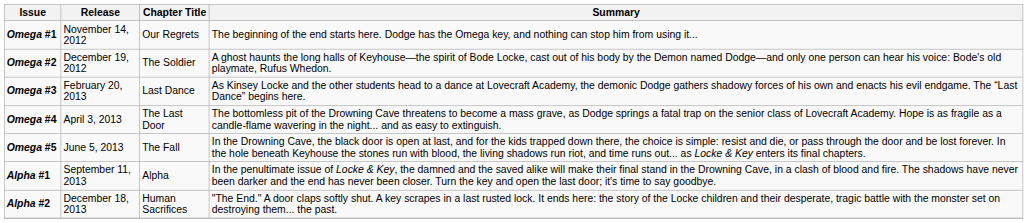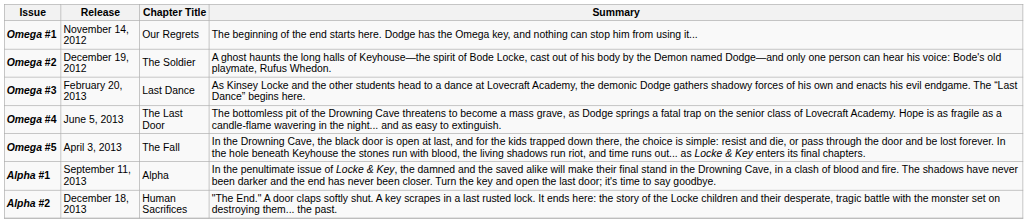(93, 119) April 3, 2013 -> (94, 119) June 5, 2013
(94, 147) June 5, 2013 -> (93, 147) April 3, 2013
